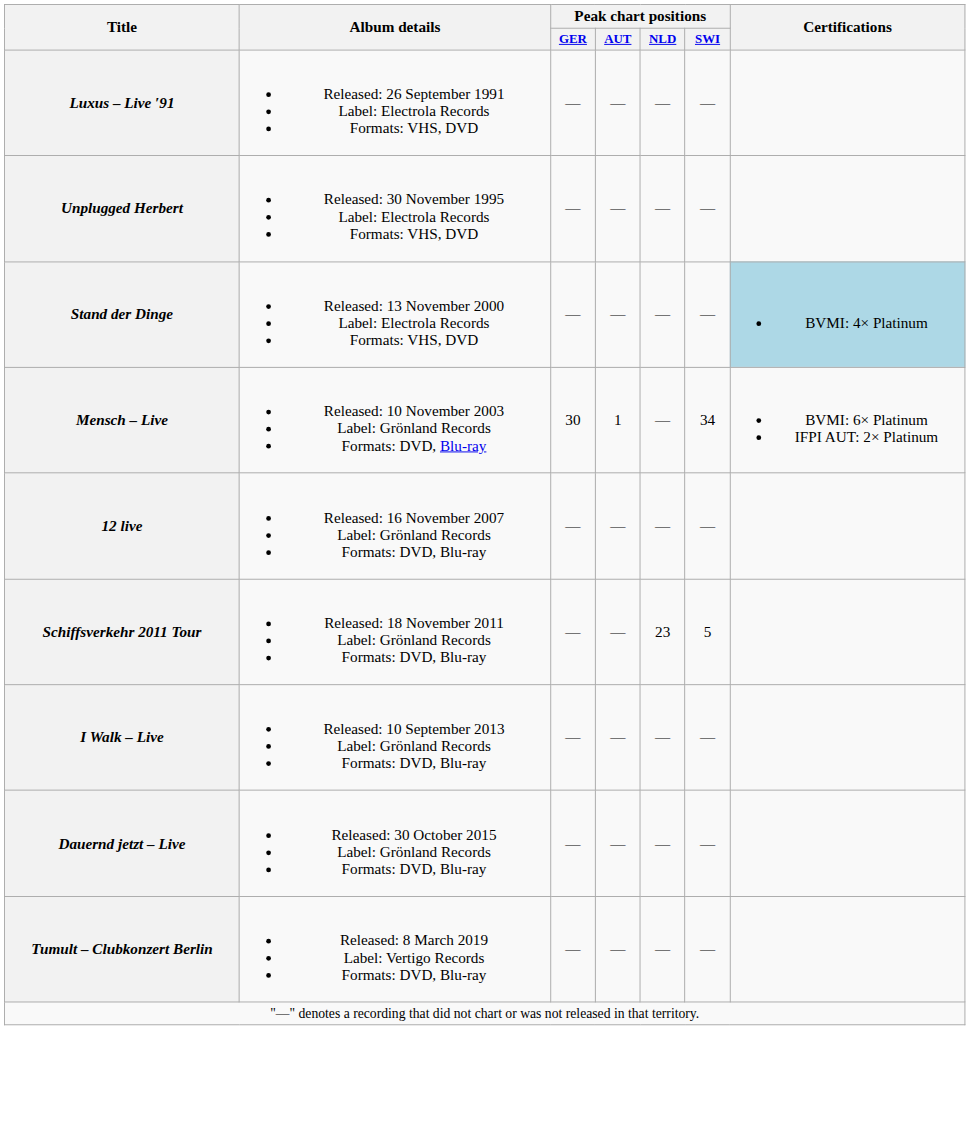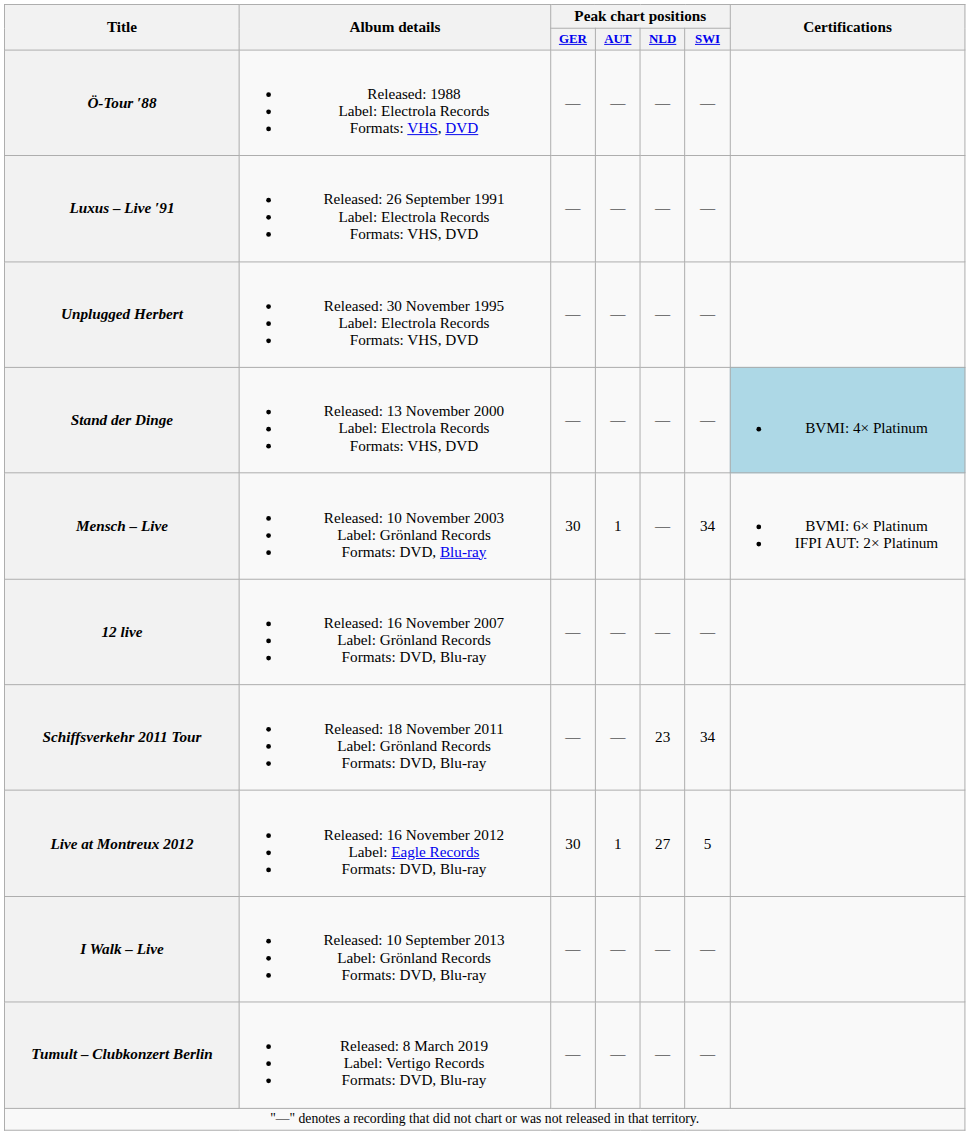+ row: (122, 102)
(708, 631) 5 -> (708, 737) 34
+ row: (122, 843)
- row: (122, 843)
